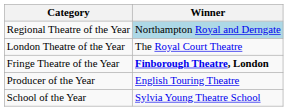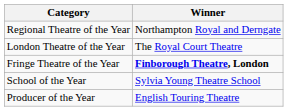(208, 30) lightblue background -> (208, 30) no background
rows swapped: (51, 81) <-> (46, 98)
